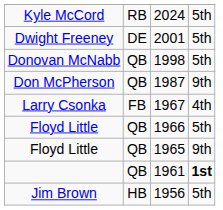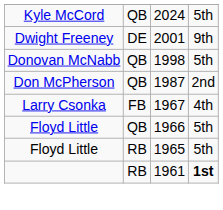(137, 15) RB -> (137, 15) QB
(202, 37) 5th -> (203, 37) 9th
(202, 82) 9th -> (203, 82) 2nd
(137, 149) QB -> (137, 149) RB
(202, 149) 9th -> (203, 149) 5th
(137, 171) QB -> (137, 171) RB
- row: (169, 194)
